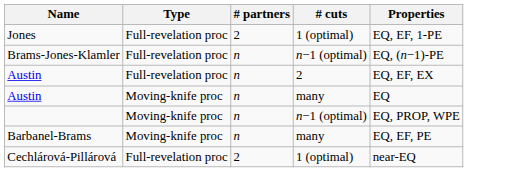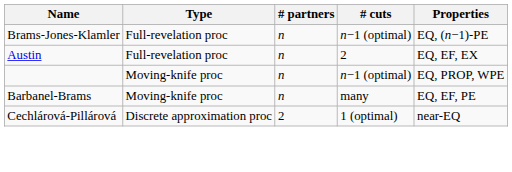- row: (22, 34)
- row: (24, 95)
(177, 156) Full-revelation proc -> (199, 116) Discrete approximation proc
